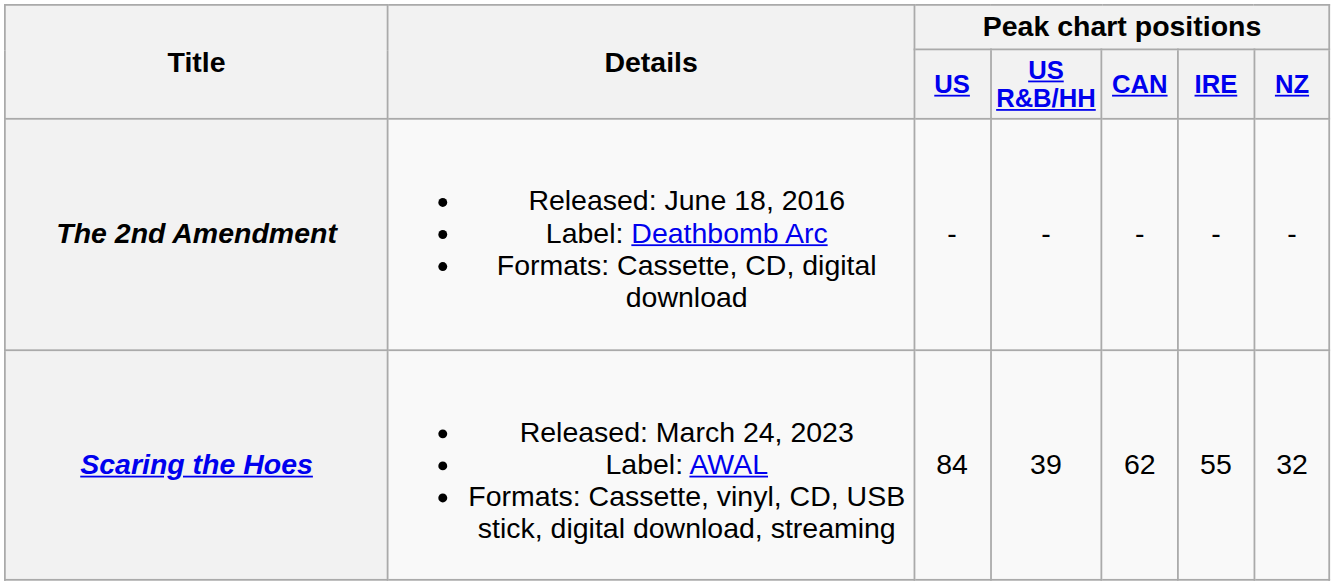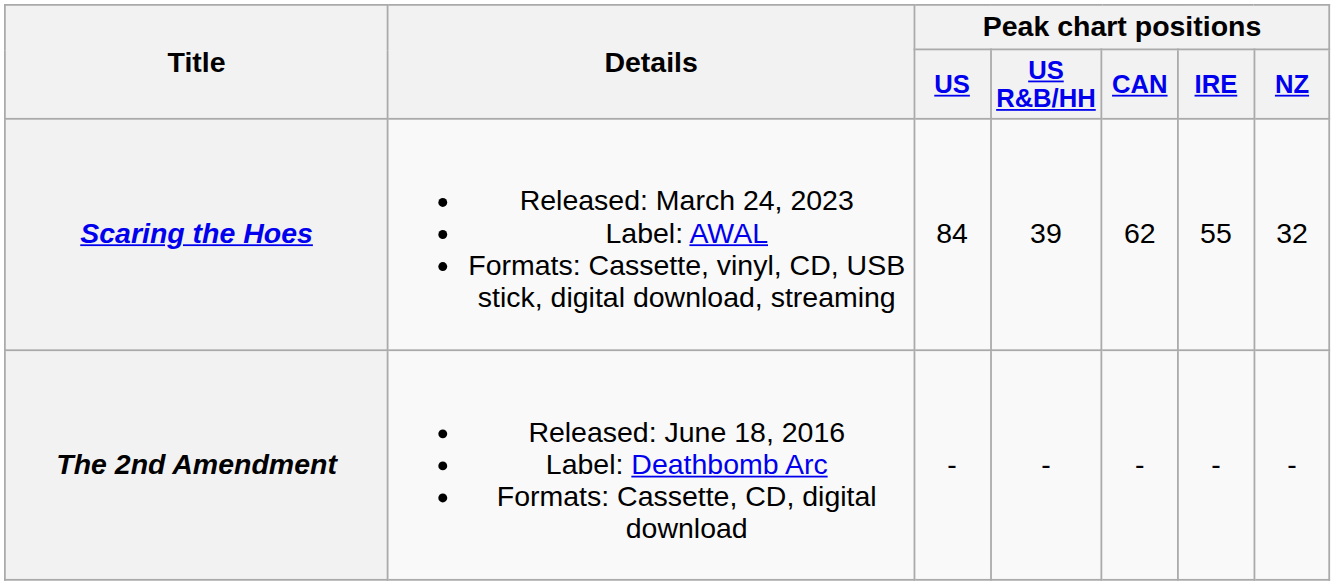rows swapped: (197, 233) <-> (197, 464)
